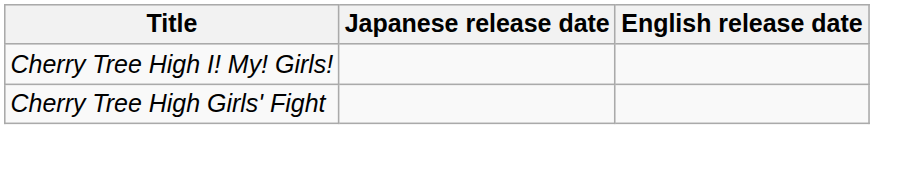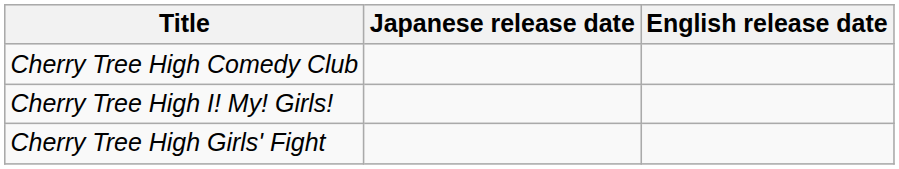+ row: (184, 63)
